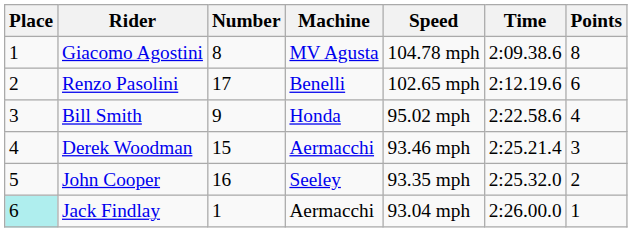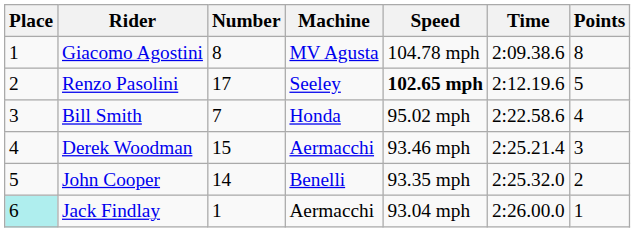(317, 84) Benelli -> (315, 84) Seeley
(434, 84) normal -> (435, 84) bold
(575, 84) 6 -> (579, 84) 5
(217, 116) 9 -> (217, 116) 7
(222, 179) 16 -> (222, 179) 14
(315, 179) Seeley -> (317, 179) Benelli
